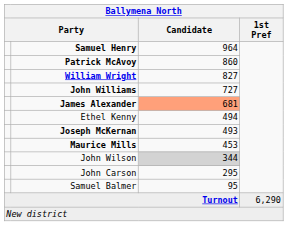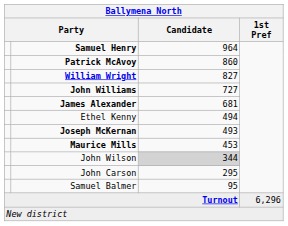(230, 104) lightsalmon background -> (230, 104) no background
(268, 200) 6,290 -> (268, 200) 6,296
